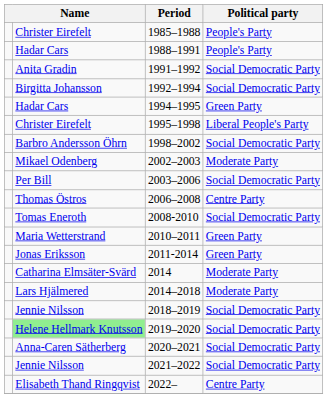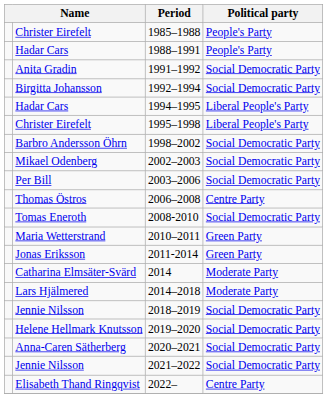(234, 106) Green Party -> (257, 106) Liberal People's Party
(242, 161) Moderate Party -> (263, 161) Social Democratic Party
(79, 328) lightgreen background -> (79, 328) no background
